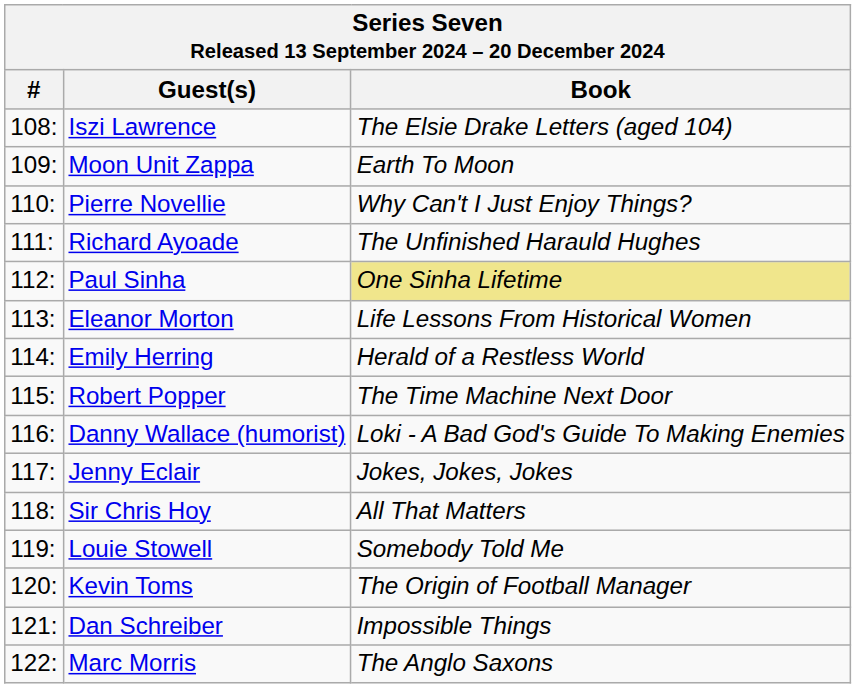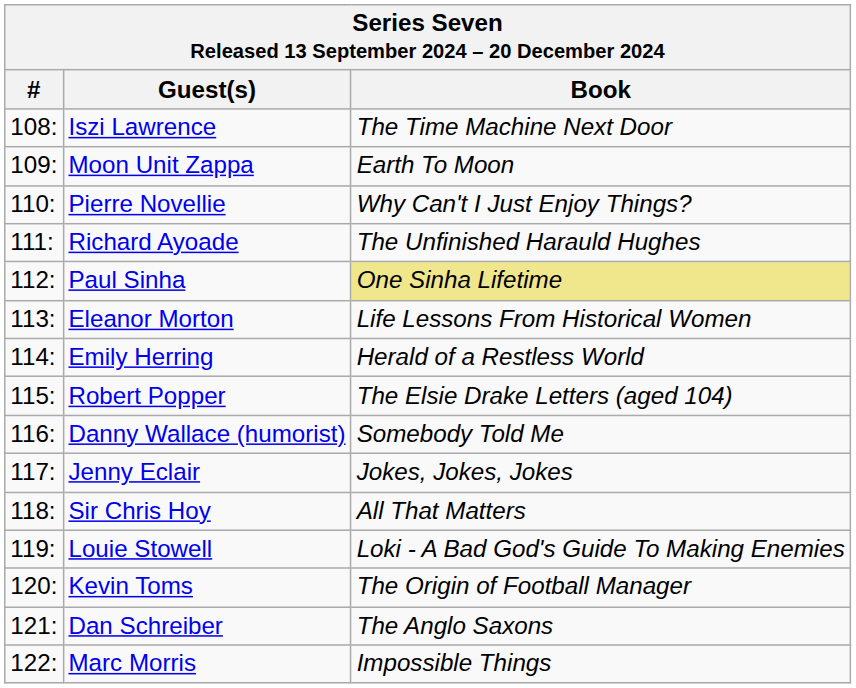(545, 127) The Elsie Drake Letters (aged 104) -> (514, 127) The Time Machine Next Door
(514, 395) The Time Machine Next Door -> (545, 395) The Elsie Drake Letters (aged 104)
(601, 434) Loki - A Bad God's Guide To Making Enemies -> (460, 434) Somebody Told Me
(460, 548) Somebody Told Me -> (601, 548) Loki - A Bad God's Guide To Making Enemies
(454, 625) Impossible Things -> (455, 625) The Anglo Saxons
(455, 663) The Anglo Saxons -> (454, 663) Impossible Things
